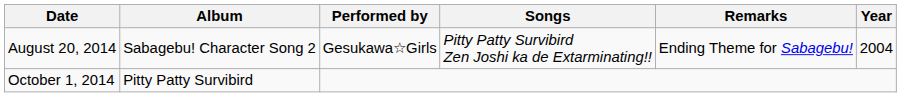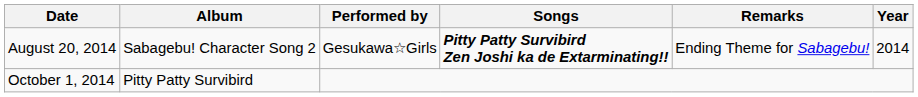(548, 48) normal -> (556, 48) bold
(876, 48) 2004 -> (893, 48) 2014
